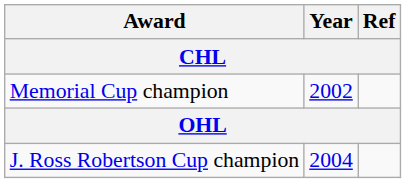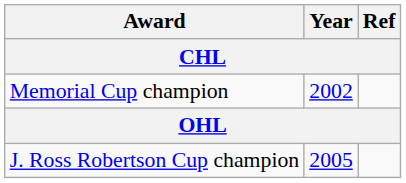(331, 159) 2004 -> (331, 159) 2005
